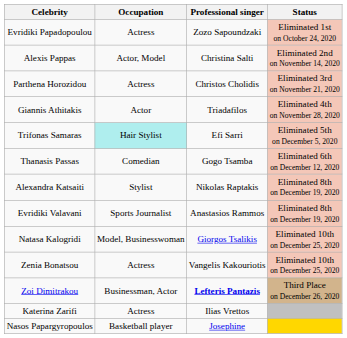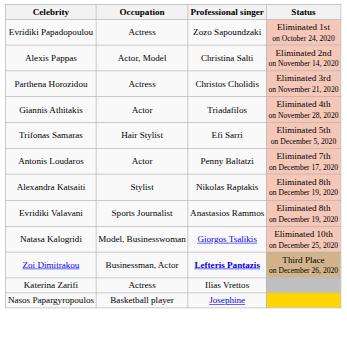(141, 135) paleturquoise background -> (142, 135) no background
- row: (50, 161)
+ row: (51, 161)
- row: (50, 264)
